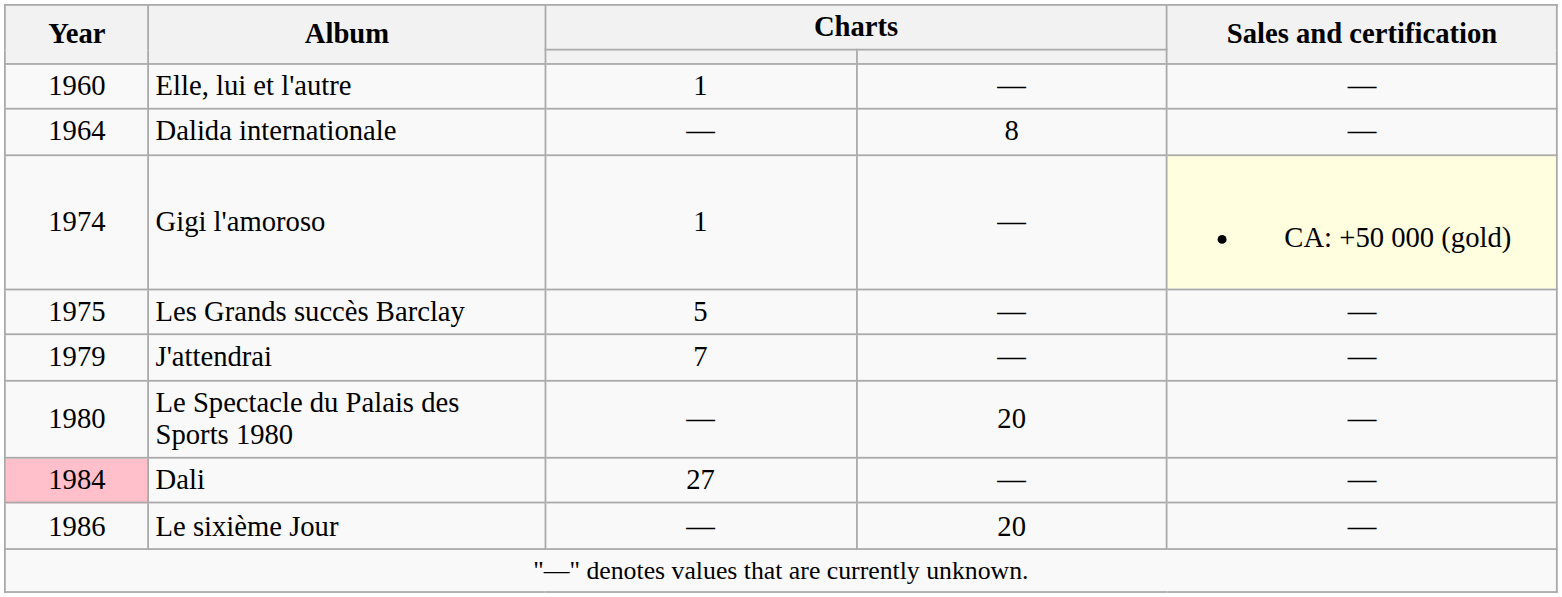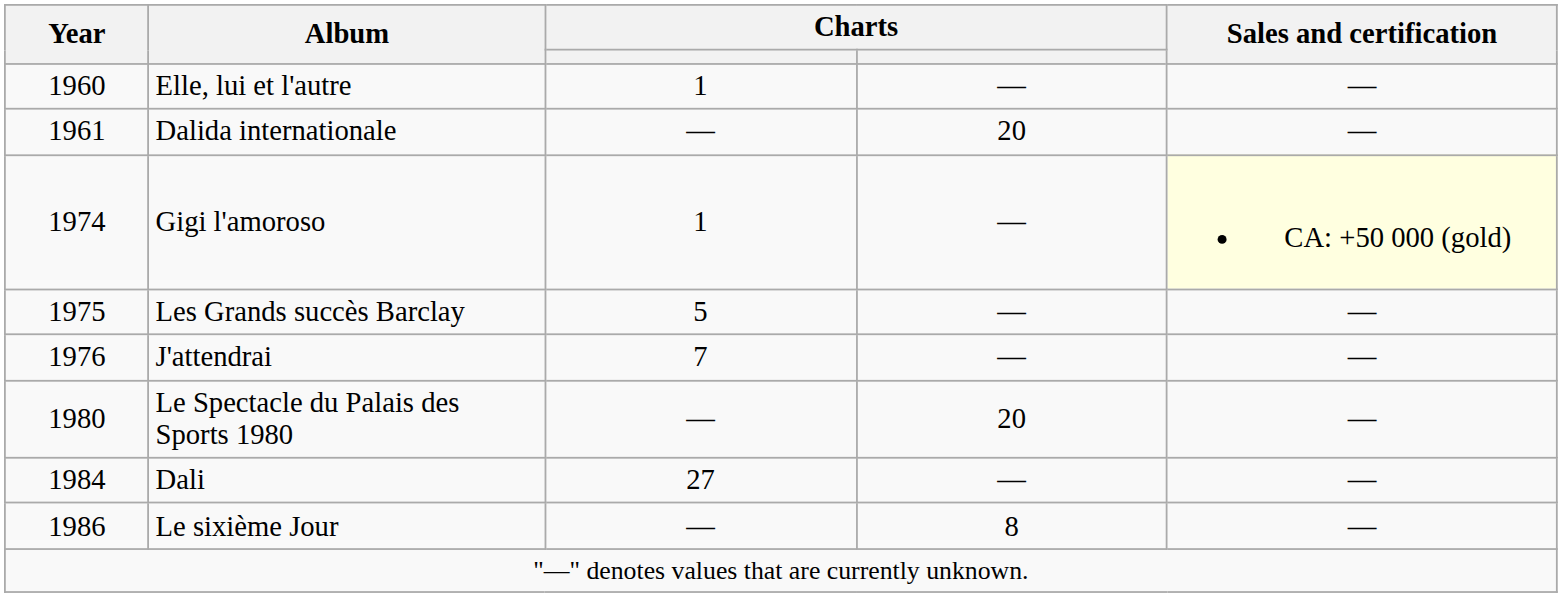(77, 131) 1964 -> (77, 131) 1961
(1012, 131) 8 -> (1012, 131) 20
(77, 357) 1979 -> (77, 357) 1976
(77, 480) pink background -> (77, 480) no background
(1012, 525) 20 -> (1012, 525) 8
